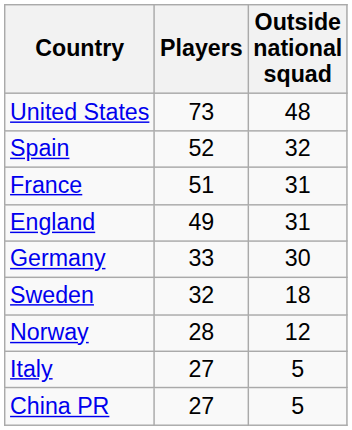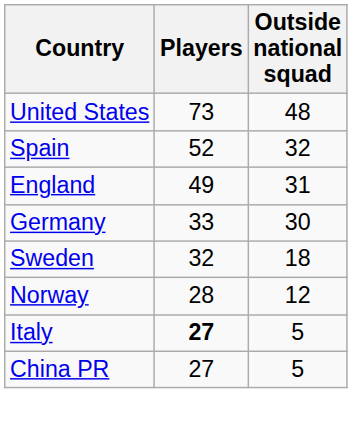- row: (46, 185)
(201, 369) normal -> (201, 332) bold
